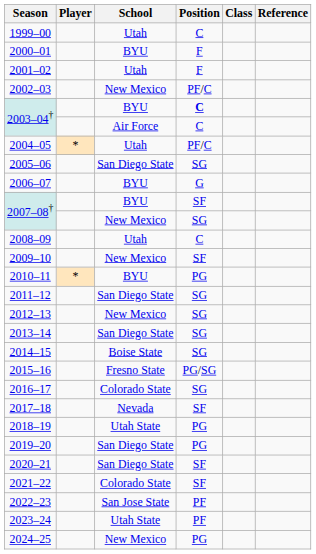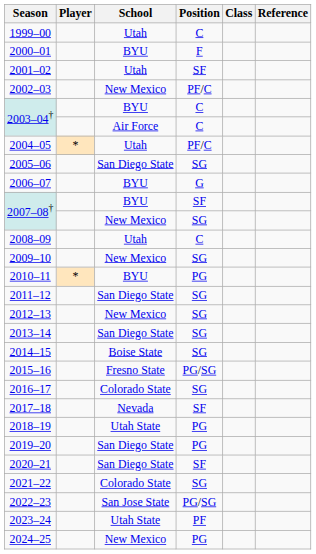(199, 70) F -> (199, 70) SF
(199, 107) bold -> (199, 107) normal
(199, 257) SF -> (199, 257) SG
(199, 483) SF -> (199, 483) SG
(199, 502) PF -> (199, 502) PG/SG
